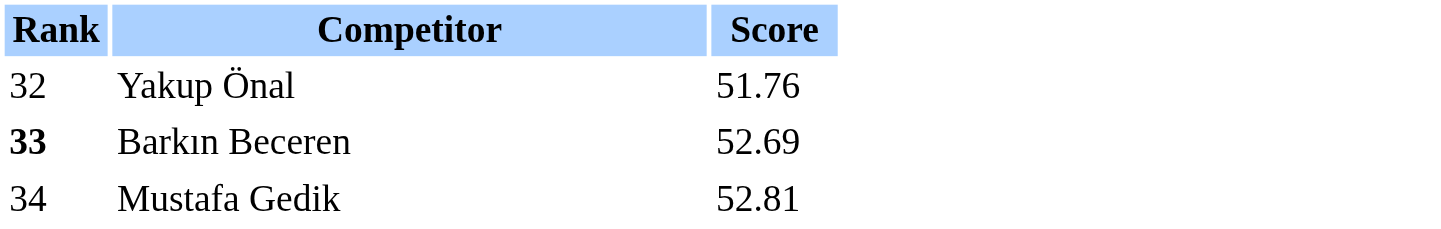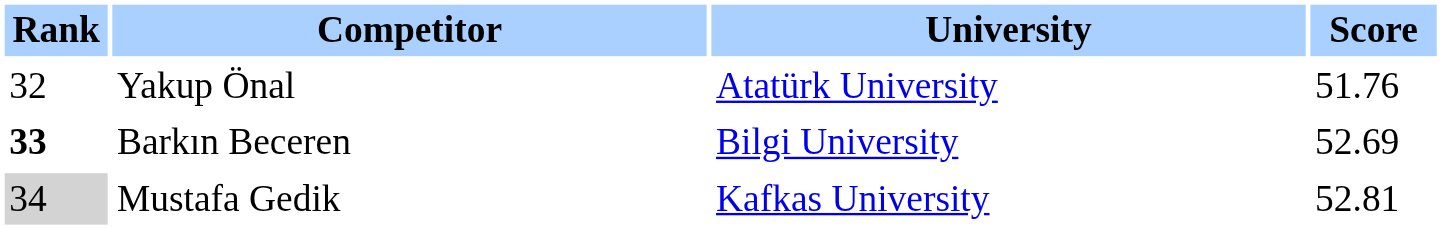+ column: (1009, 29)
(28, 198) no background -> (28, 198) lightgrey background
